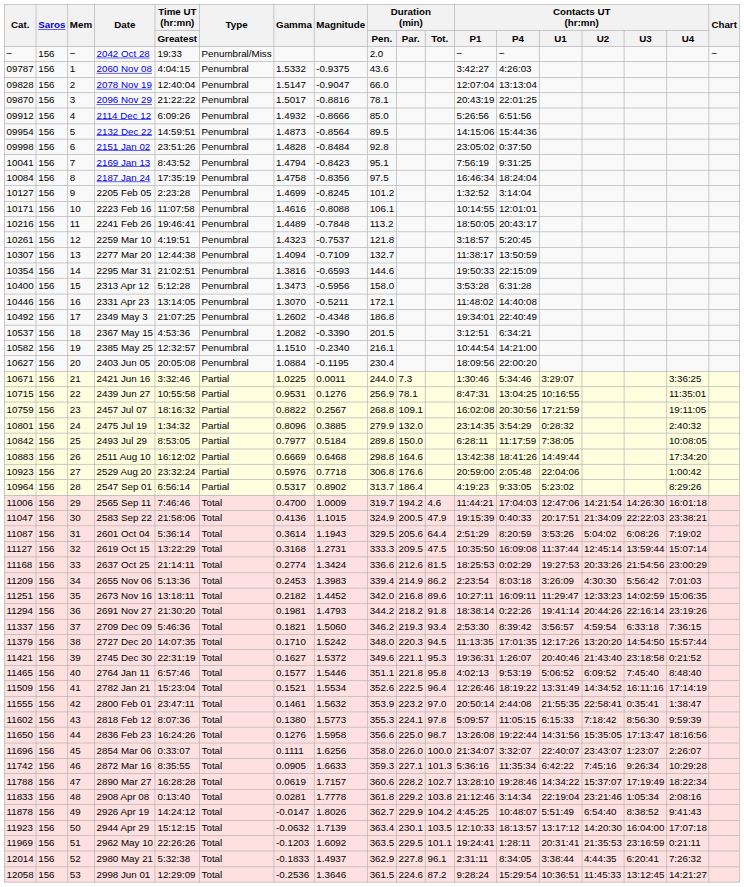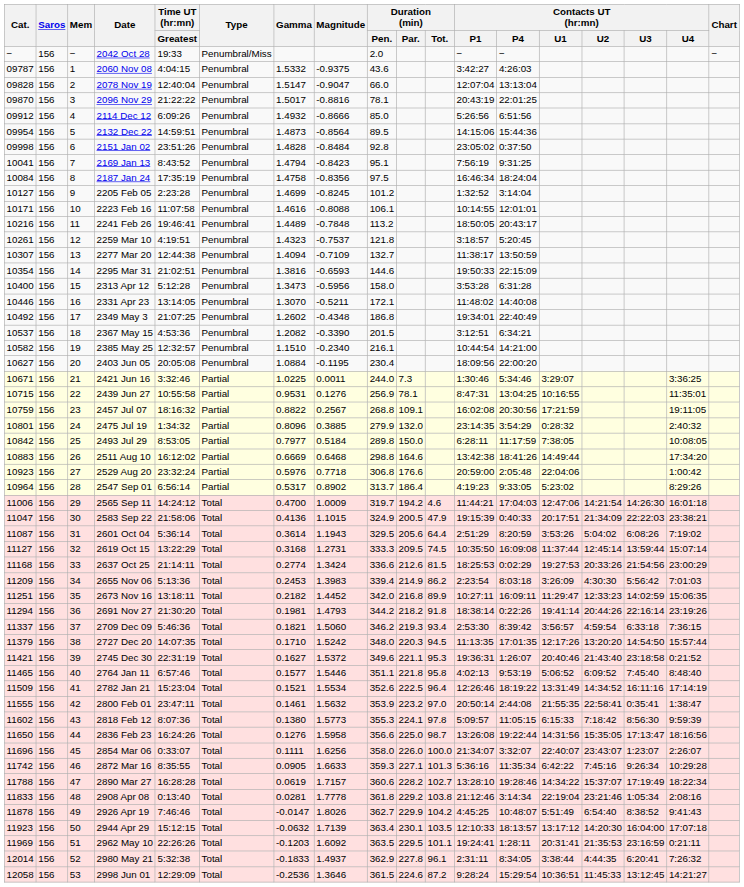(174, 503) 7:46:46 -> (176, 503) 14:24:12
(437, 549) 47.5 -> (437, 549) 74.5
(437, 595) 89.6 -> (437, 595) 89.9
(176, 812) 14:24:12 -> (174, 812) 7:46:46
